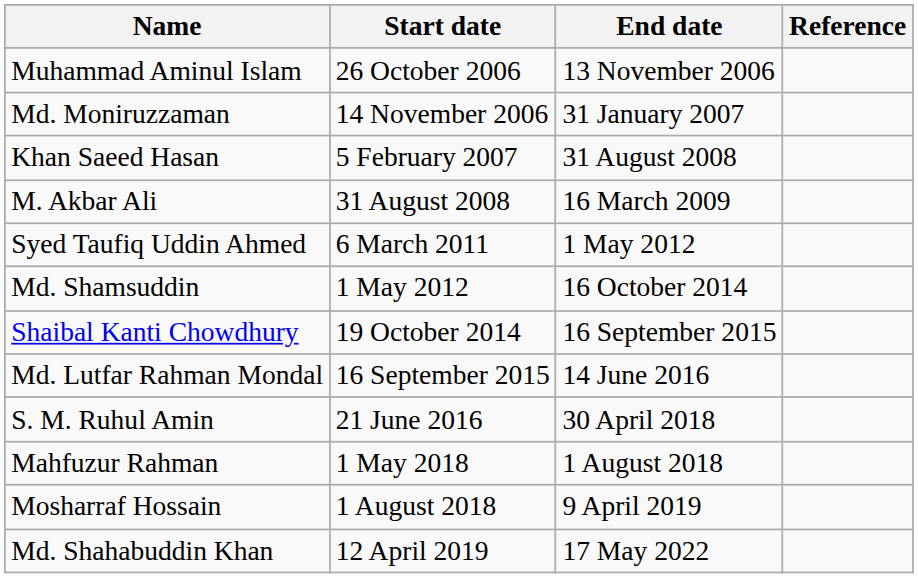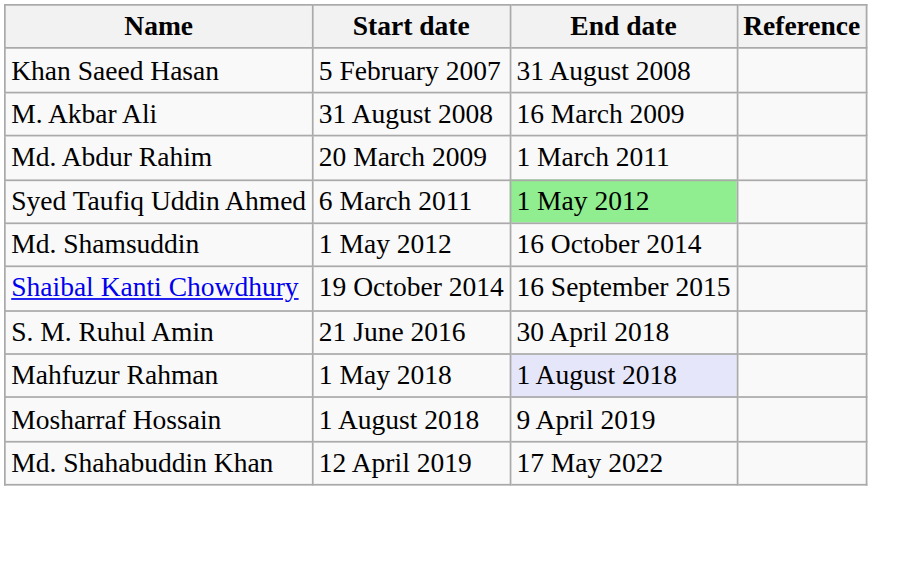- row: (156, 69)
- row: (120, 113)
+ row: (112, 157)
(629, 244) no background -> (583, 200) lightgreen background
- row: (167, 375)
(643, 462) no background -> (597, 375) lavender background
